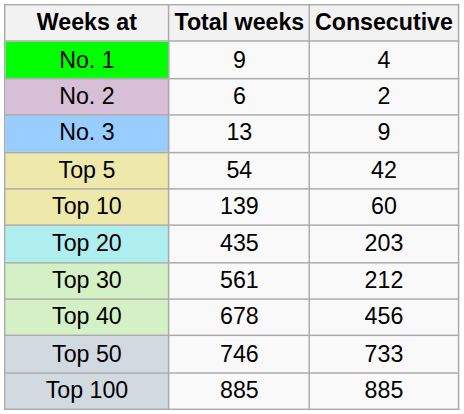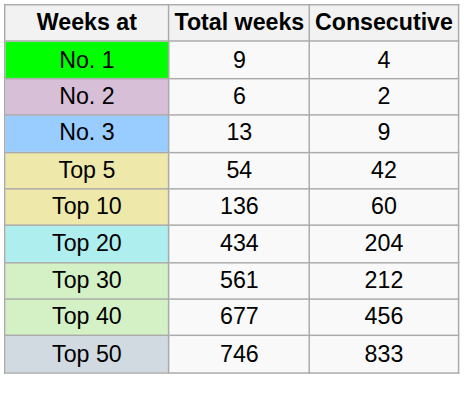(239, 206) 139 -> (239, 206) 136
(239, 243) 435 -> (239, 243) 434
(384, 243) 203 -> (384, 243) 204
(239, 317) 678 -> (239, 317) 677
(384, 354) 733 -> (384, 354) 833
- row: (87, 390)
